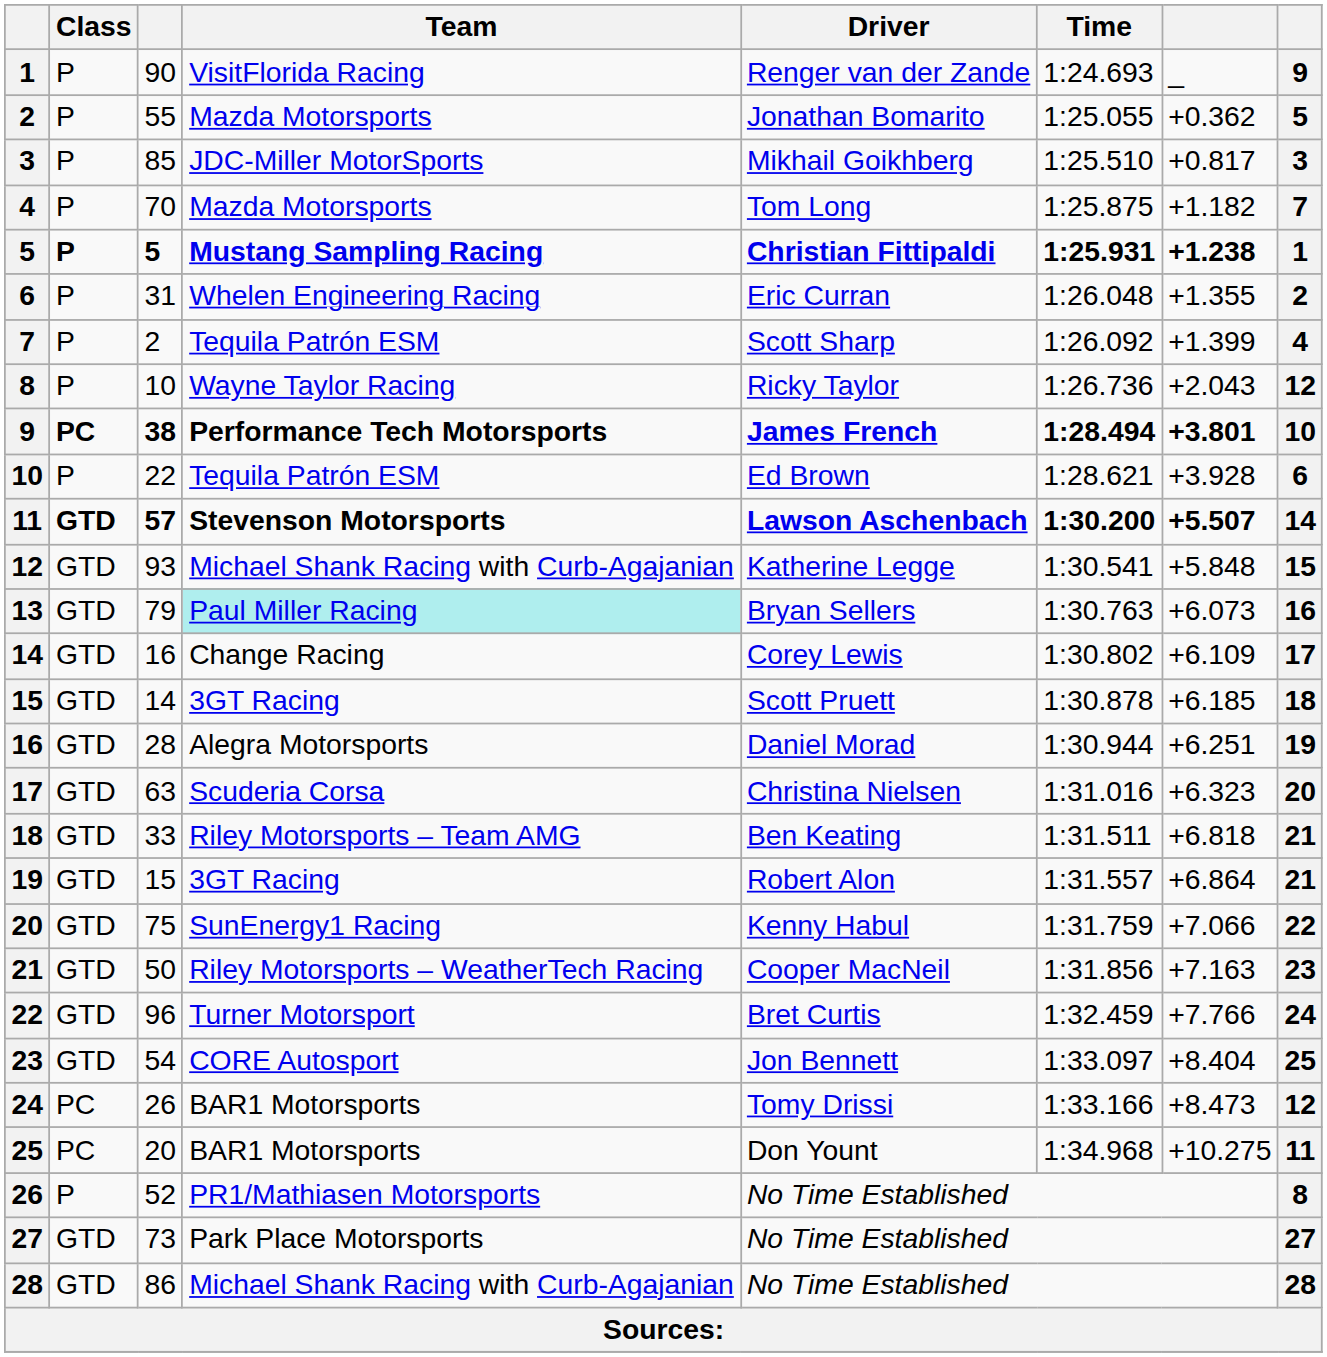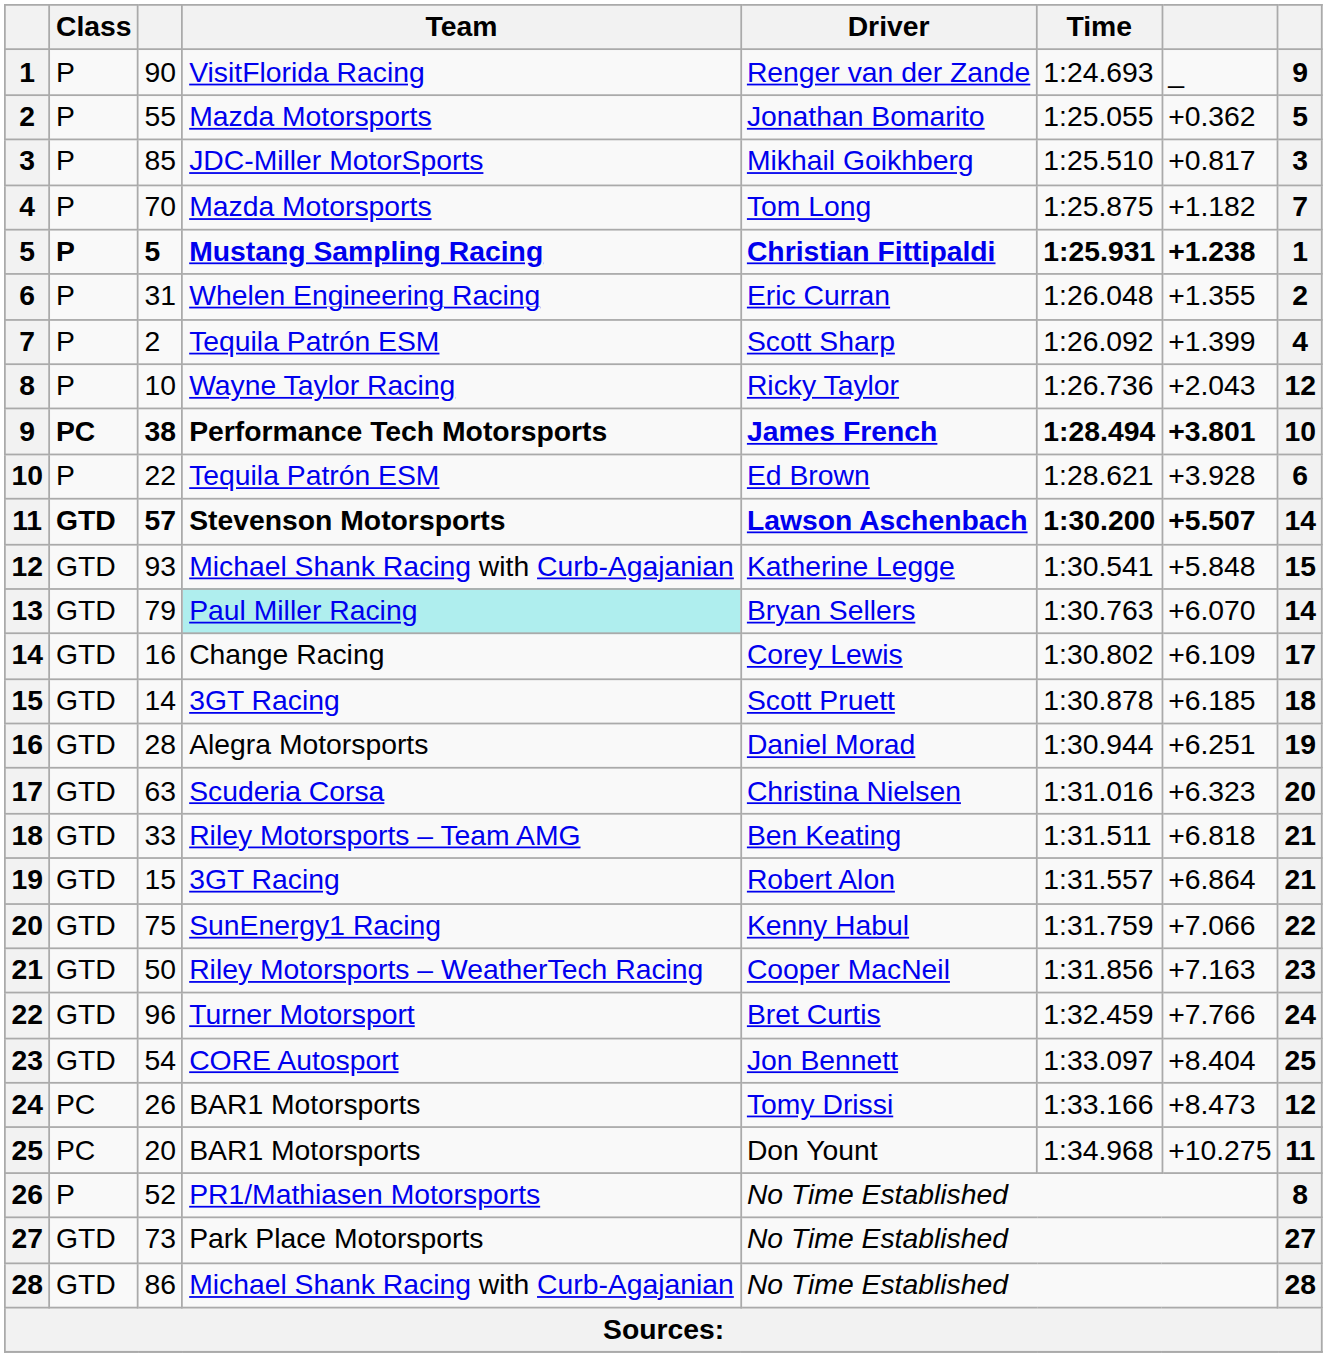(1212, 610) +6.073 -> (1212, 610) +6.070
(1300, 610) 16 -> (1300, 610) 14
